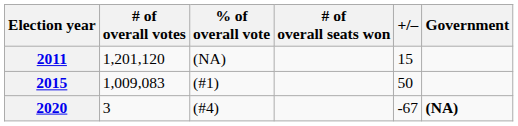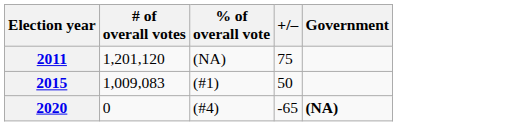- column: (334, 25)
(405, 58) 15 -> (285, 58) 75
(107, 108) 3 -> (107, 108) 0
(408, 108) -67 -> (288, 108) -65
